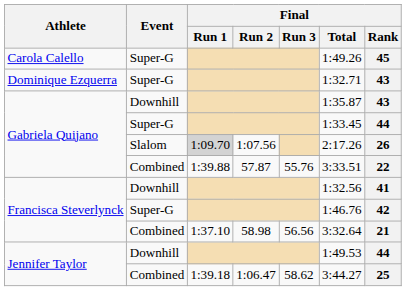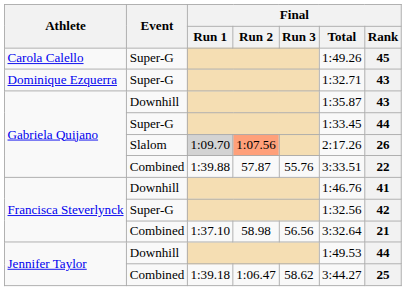(256, 145) no background -> (256, 145) lightsalmon background
(342, 188) 1:32.56 -> (342, 188) 1:46.76
(342, 210) 1:46.76 -> (342, 210) 1:32.56
